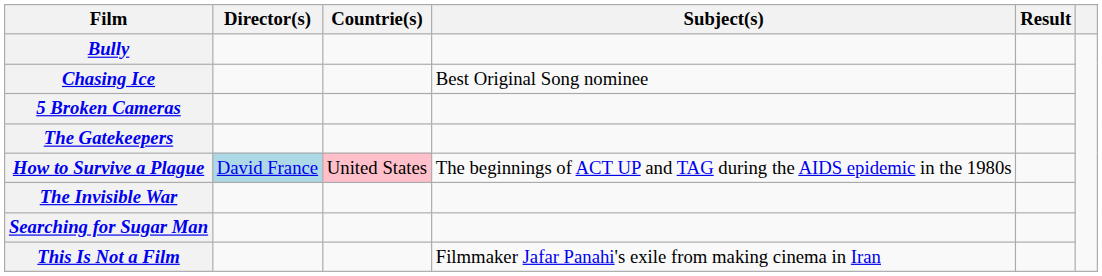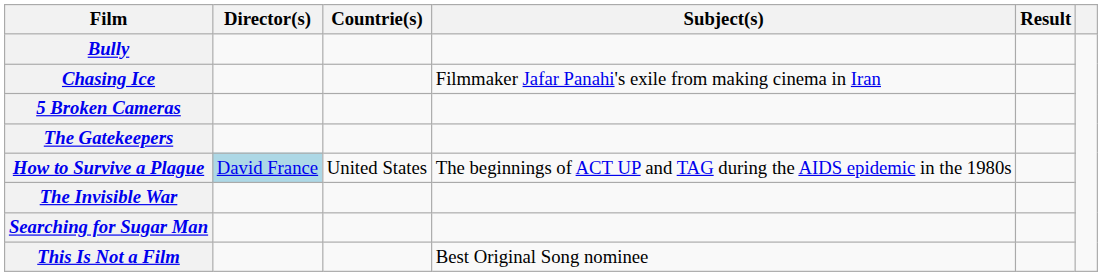(542, 78) Best Original Song nominee -> (658, 78) Filmmaker Jafar Panahi's exile from making cinema in Iran
(377, 167) pink background -> (377, 167) no background
(658, 256) Filmmaker Jafar Panahi's exile from making cinema in Iran -> (542, 256) Best Original Song nominee
